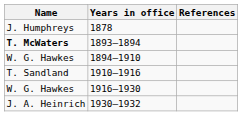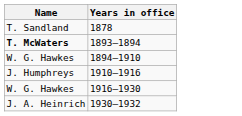- column: (207, 12)
(40, 27) J. Humphreys -> (38, 27) T. Sandland
(38, 73) T. Sandland -> (40, 73) J. Humphreys
